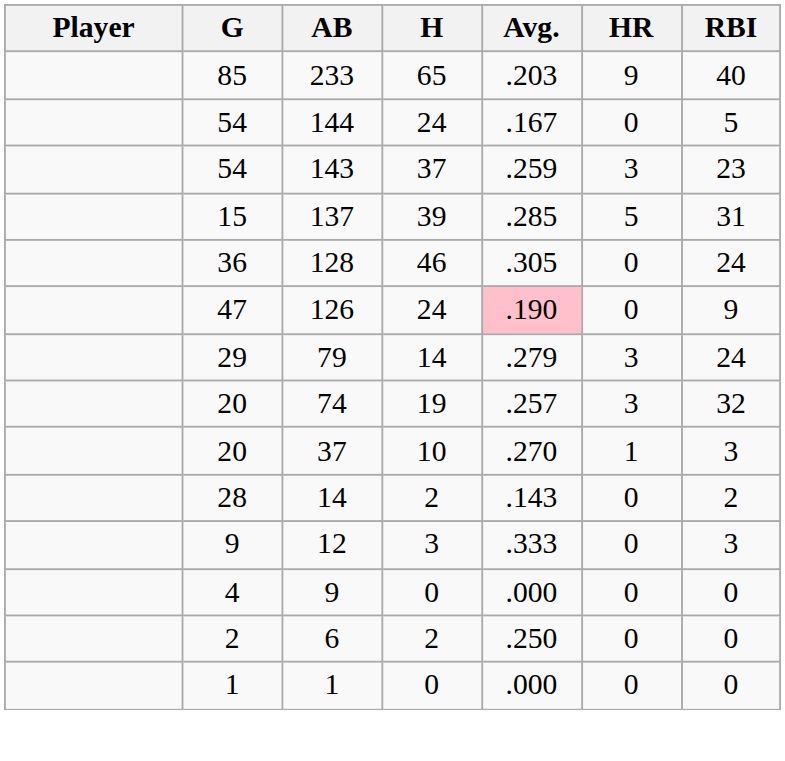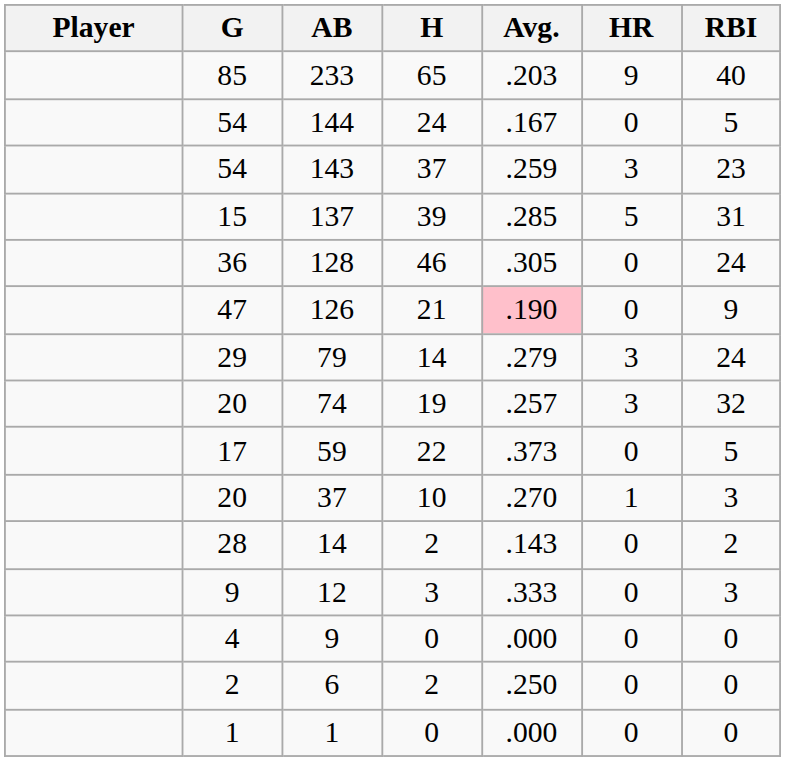(432, 309) 24 -> (432, 309) 21
+ row: (332, 450)
